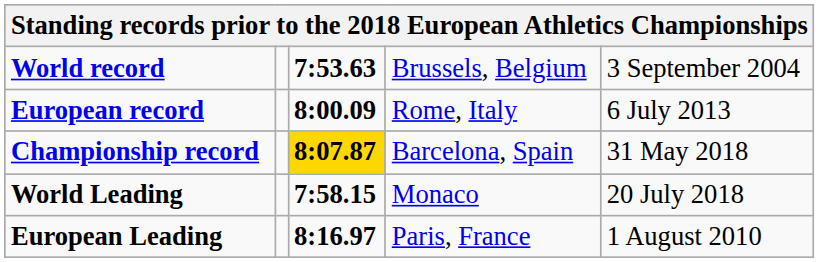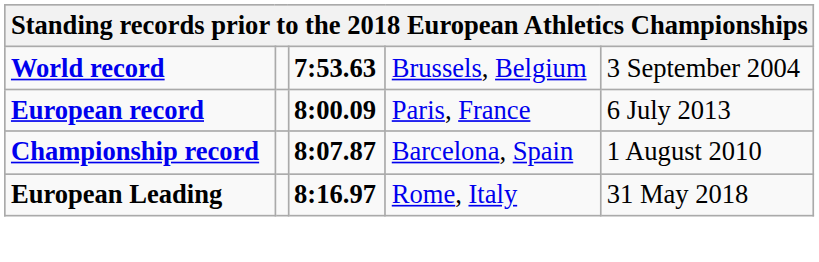(454, 109) Rome, Italy -> (461, 109) Paris, France
(335, 151) gold background -> (335, 151) no background
(678, 151) 31 May 2018 -> (684, 151) 1 August 2010
- row: (97, 194)
(461, 236) Paris, France -> (454, 194) Rome, Italy
(684, 236) 1 August 2010 -> (678, 194) 31 May 2018
